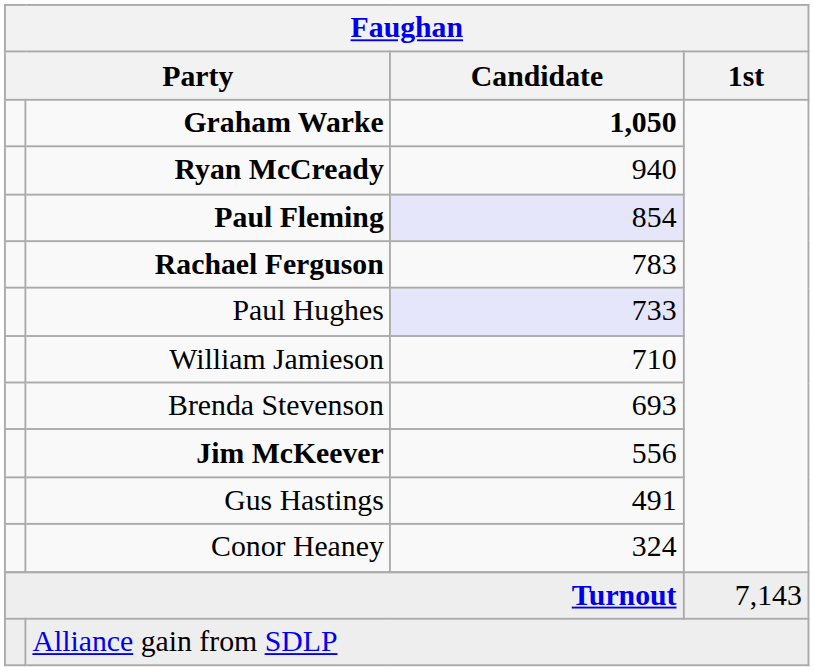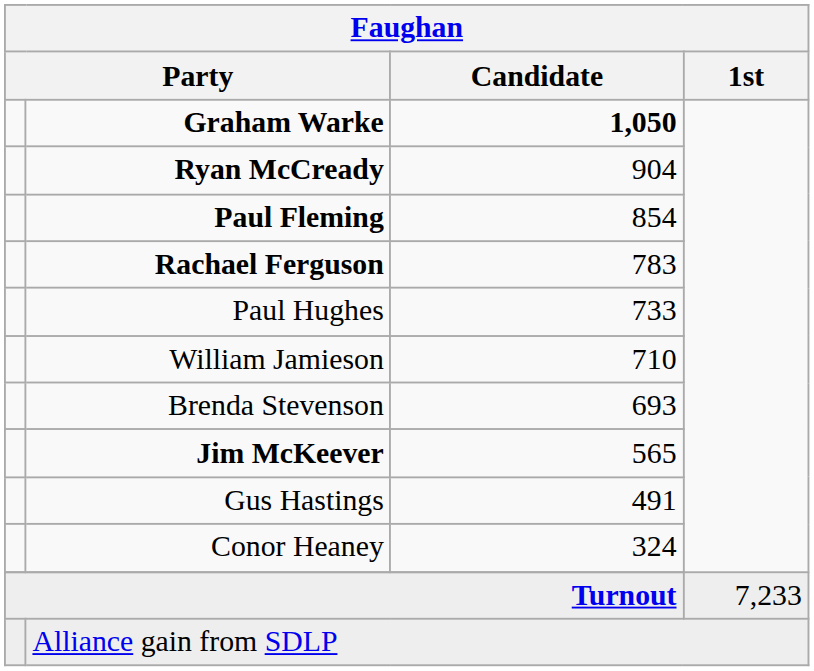(654, 169) 940 -> (654, 169) 904
(654, 216) lavender background -> (654, 216) no background
(654, 311) lavender background -> (654, 311) no background
(654, 452) 556 -> (654, 452) 565
(768, 594) 7,143 -> (768, 594) 7,233
